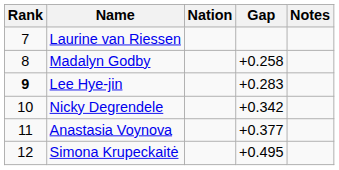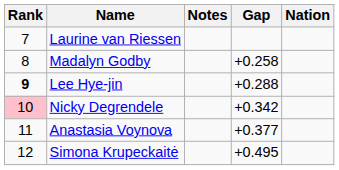columns swapped: (210, 15) <-> (310, 15)
(261, 84) +0.283 -> (256, 84) +0.288
(25, 107) no background -> (25, 107) pink background
